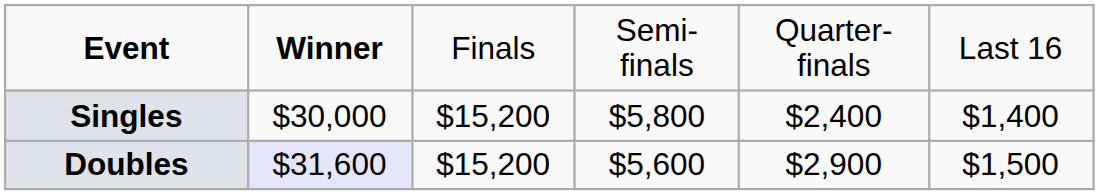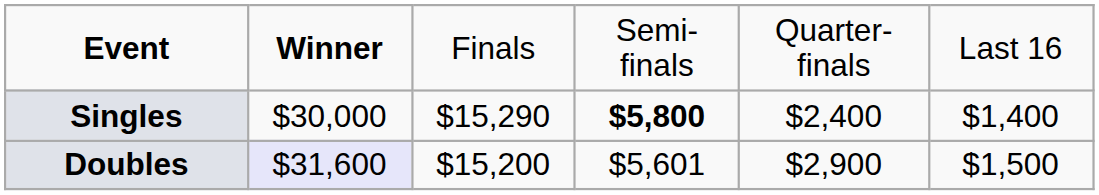(493, 115) $15,200 -> (493, 115) $15,290
(657, 115) normal -> (657, 115) bold
(657, 165) $5,600 -> (657, 165) $5,601
